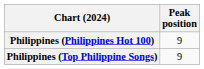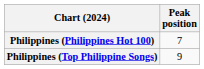(179, 40) 9 -> (179, 40) 7
